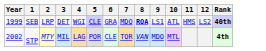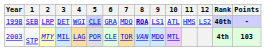+ column: (247, 10)
(14, 21) 1999 -> (14, 21) 1998
(126, 21) lavender background -> (126, 21) no background
(14, 37) 2002 -> (14, 37) 2003
